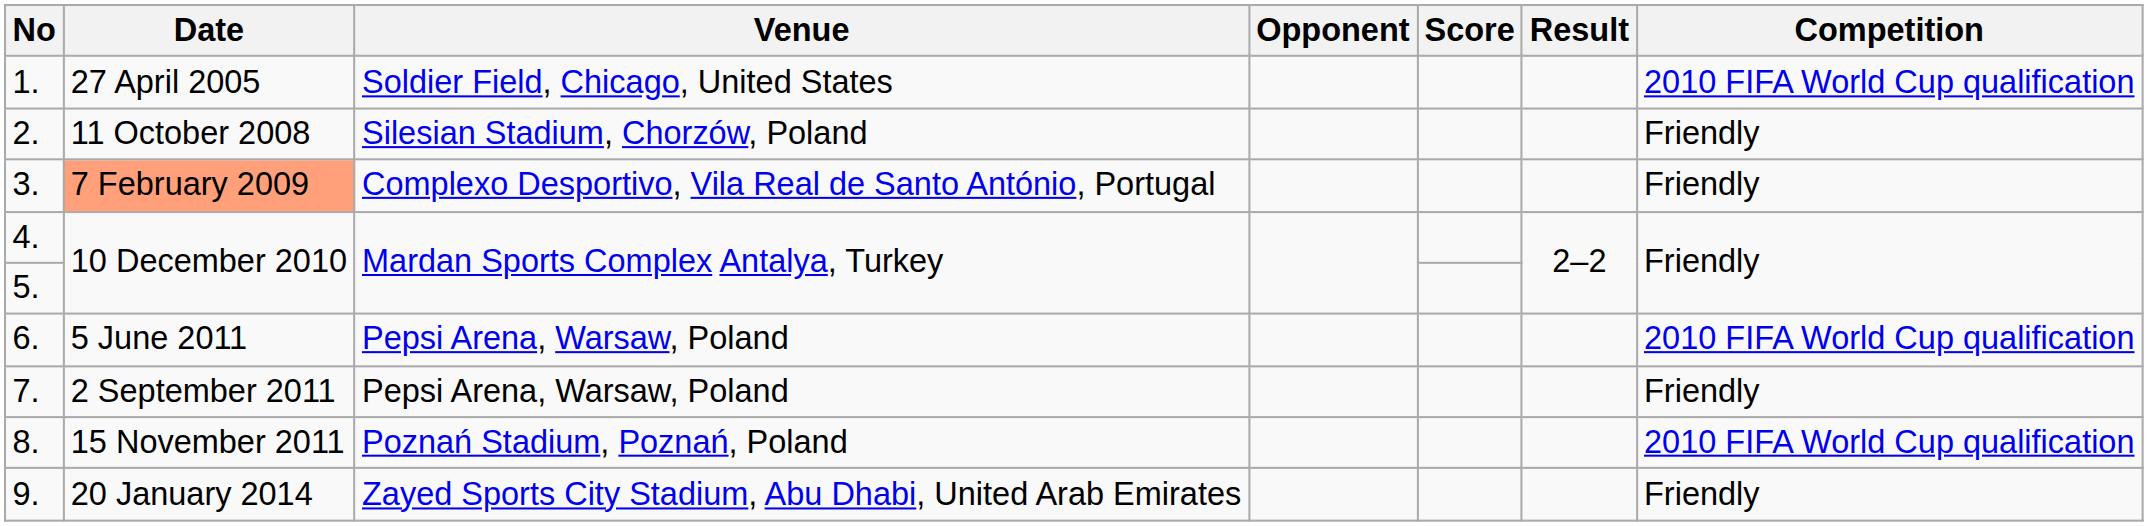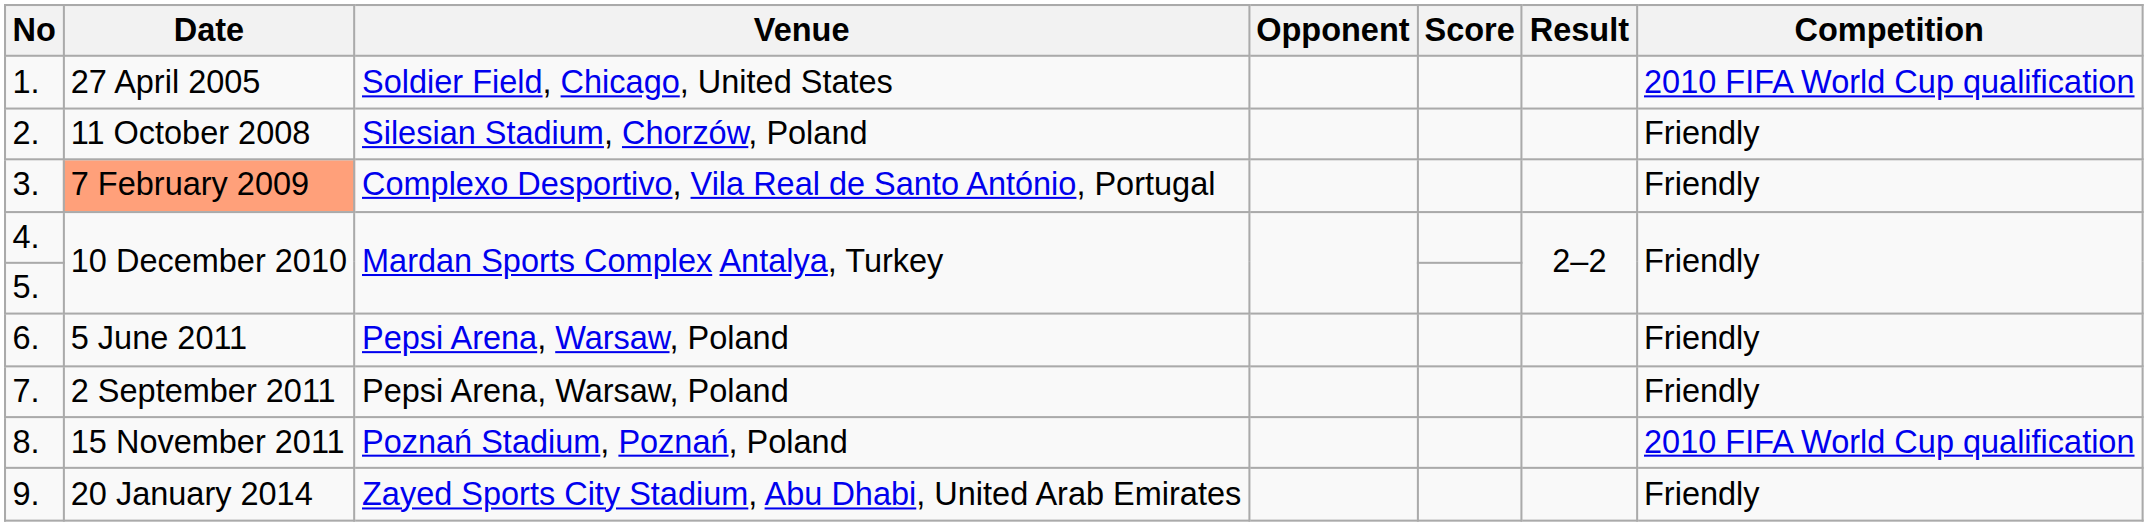(1889, 339) 2010 FIFA World Cup qualification -> (1702, 339) Friendly
